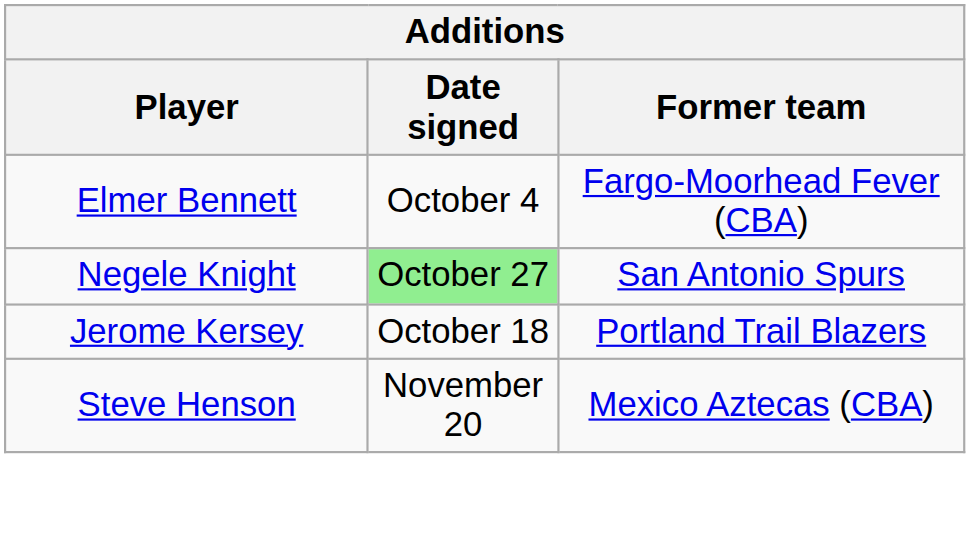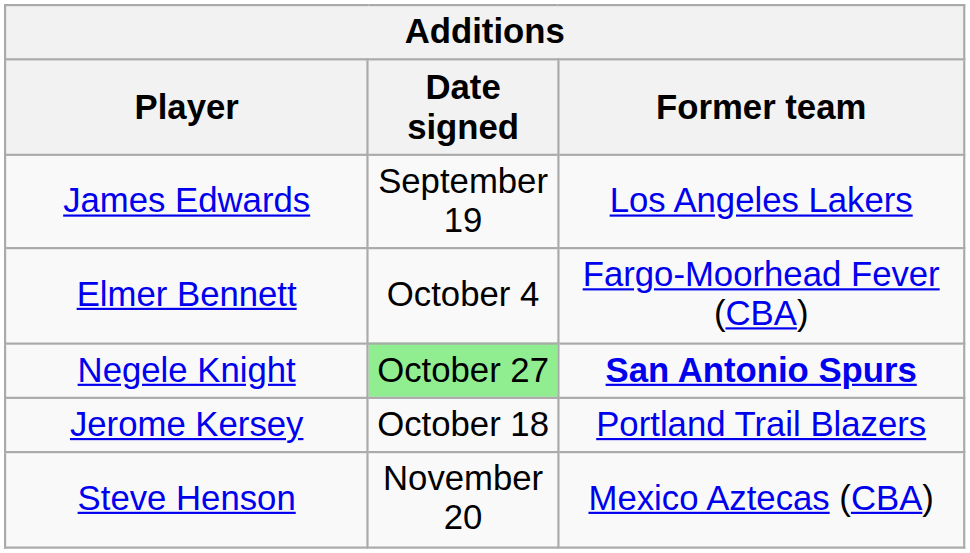+ row: (187, 200)
(761, 275) normal -> (761, 369) bold
